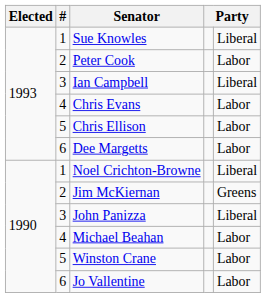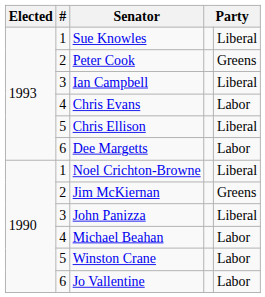(234, 60) Labor -> (237, 60) Greens
(234, 126) Labor -> (237, 126) Liberal
